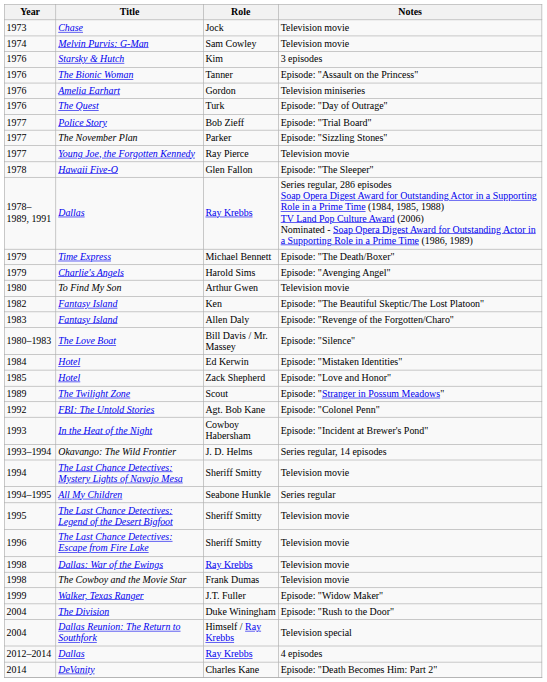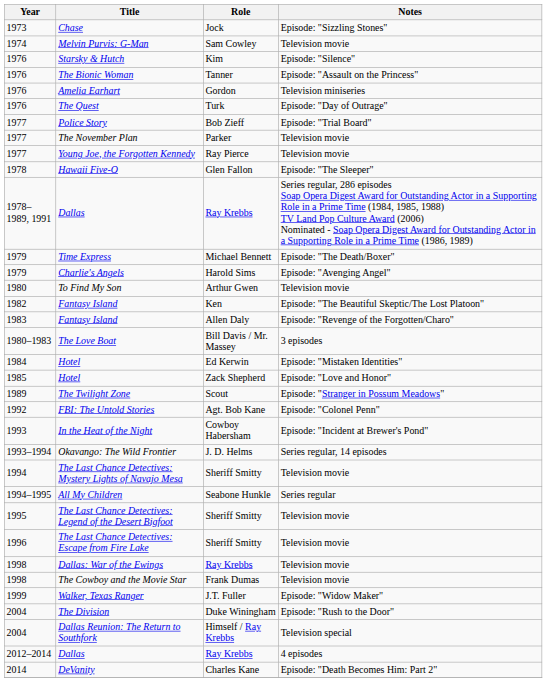(315, 28) Television movie -> (334, 28) Episode: "Sizzling Stones"
(301, 59) 3 episodes -> (318, 59) Episode: "Silence"
(334, 138) Episode: "Sizzling Stones" -> (315, 138) Television movie
(318, 341) Episode: "Silence" -> (301, 341) 3 episodes
